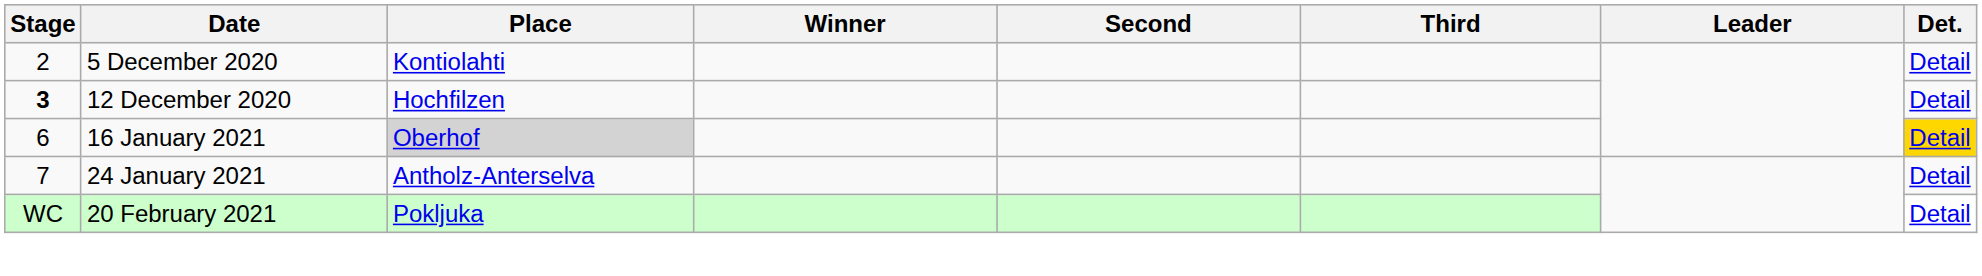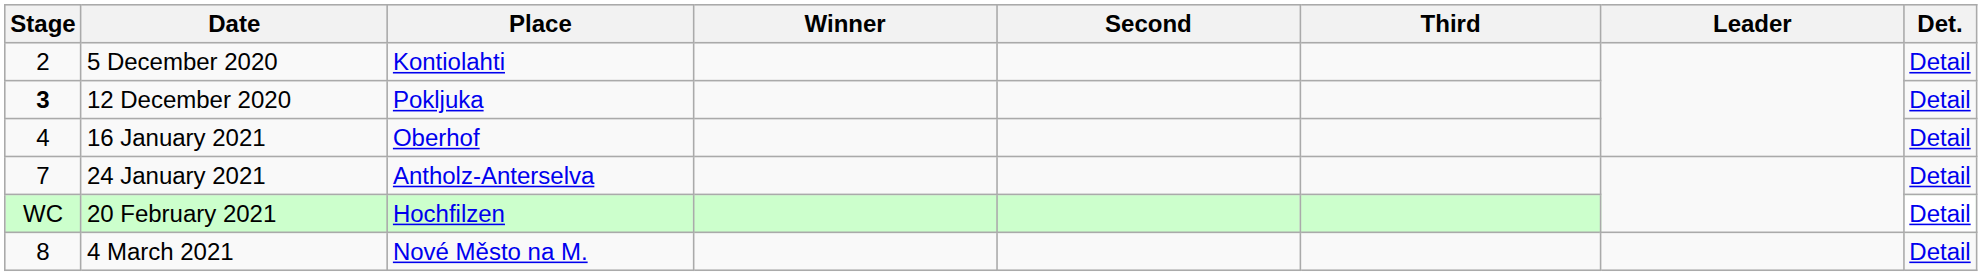(449, 100) Hochfilzen -> (438, 100) Pokljuka
(43, 138) 6 -> (43, 138) 4
(436, 138) lightgrey background -> (436, 138) no background
(1940, 138) gold background -> (1940, 138) no background
(438, 214) Pokljuka -> (449, 214) Hochfilzen
+ row: (160, 252)
